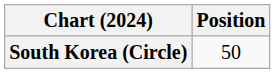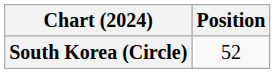(231, 52) 50 -> (231, 52) 52
